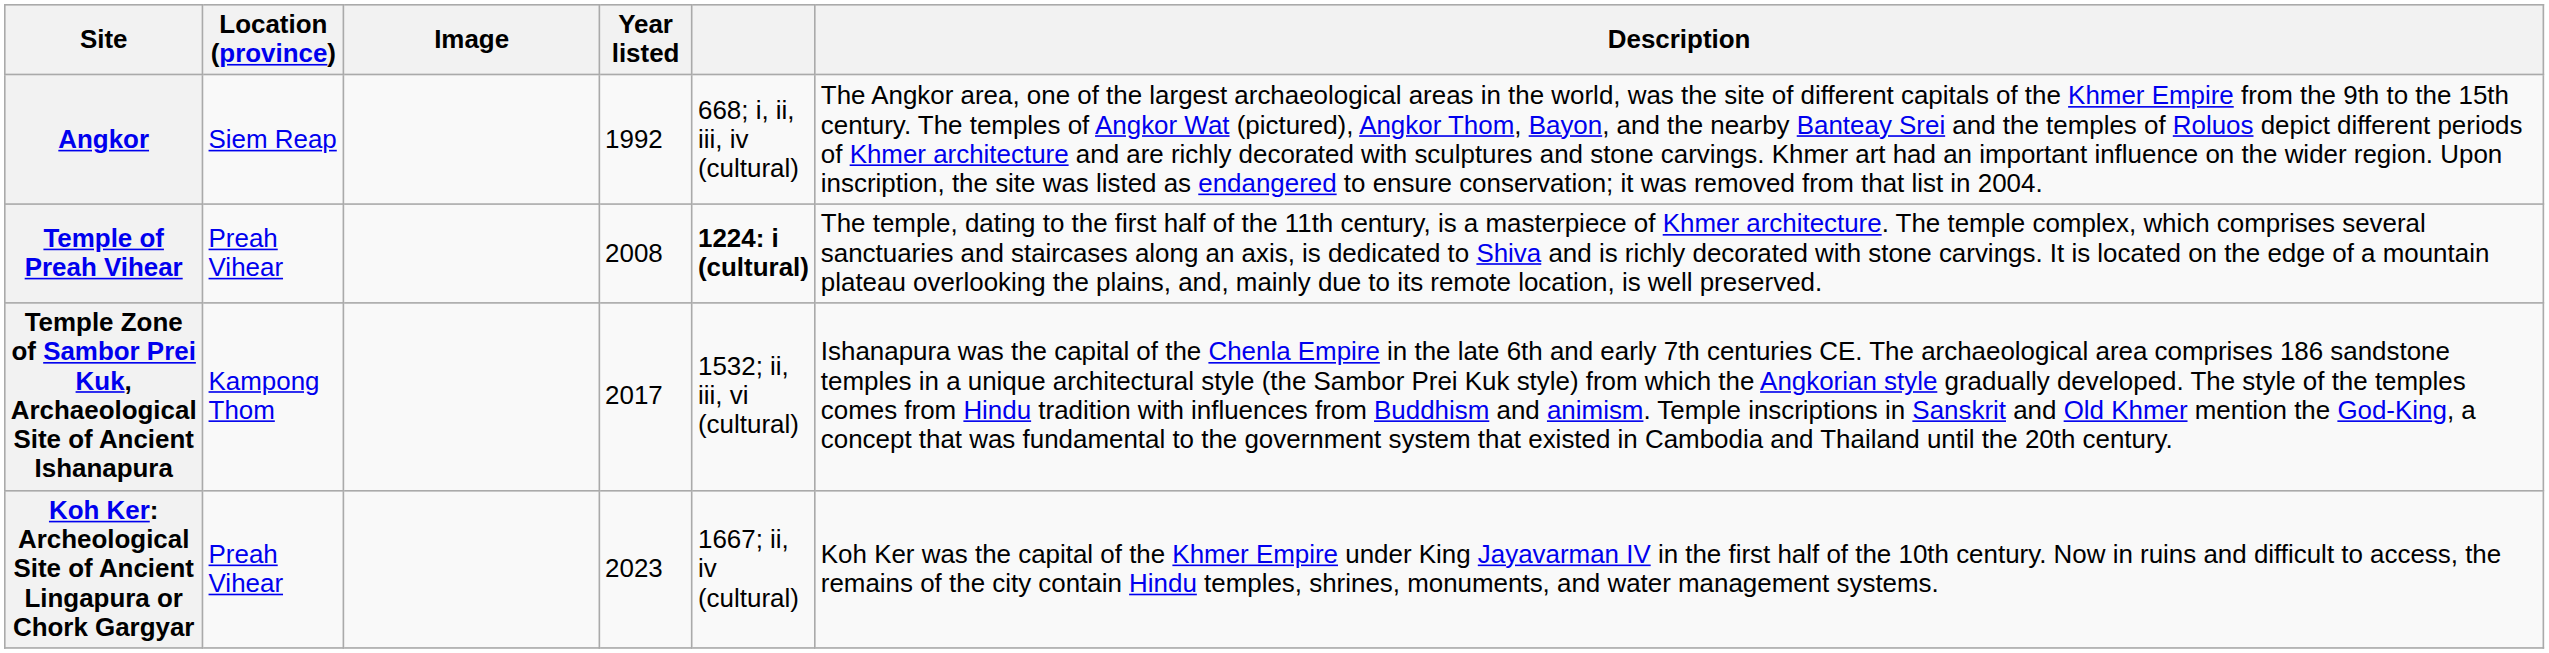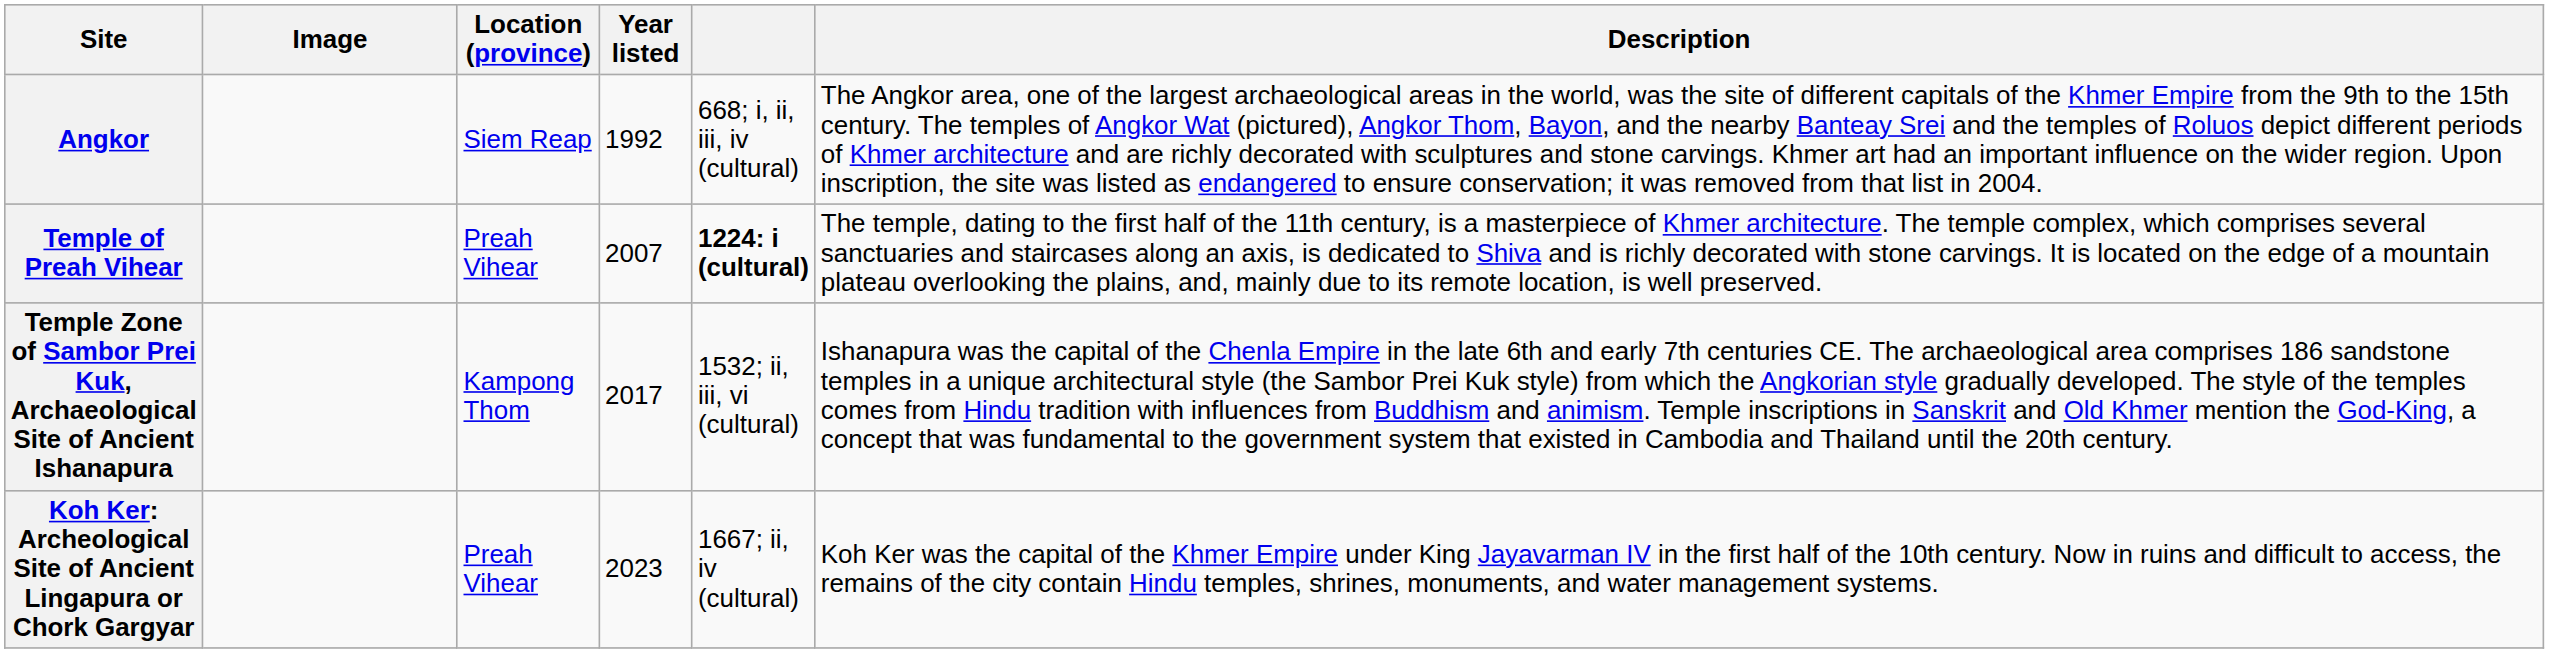columns swapped: (472, 39) <-> (273, 39)
(634, 253) 2008 -> (634, 253) 2007
